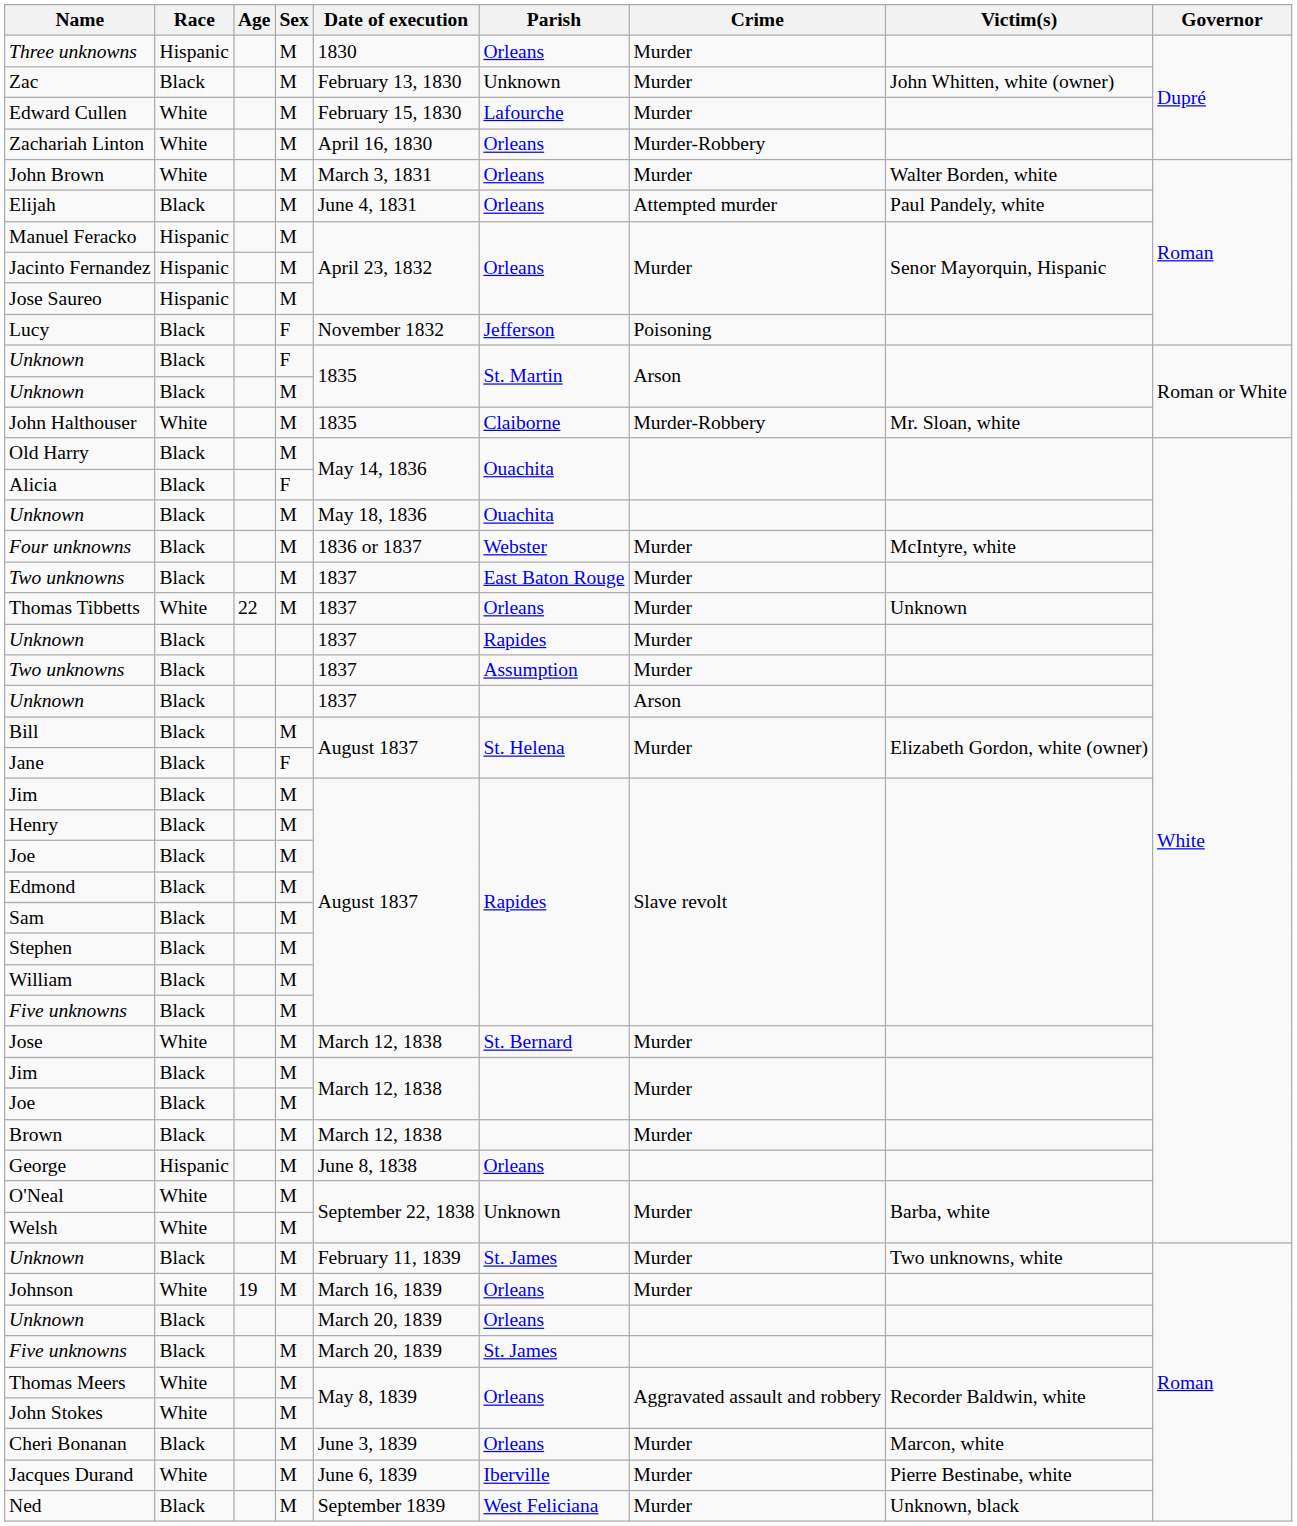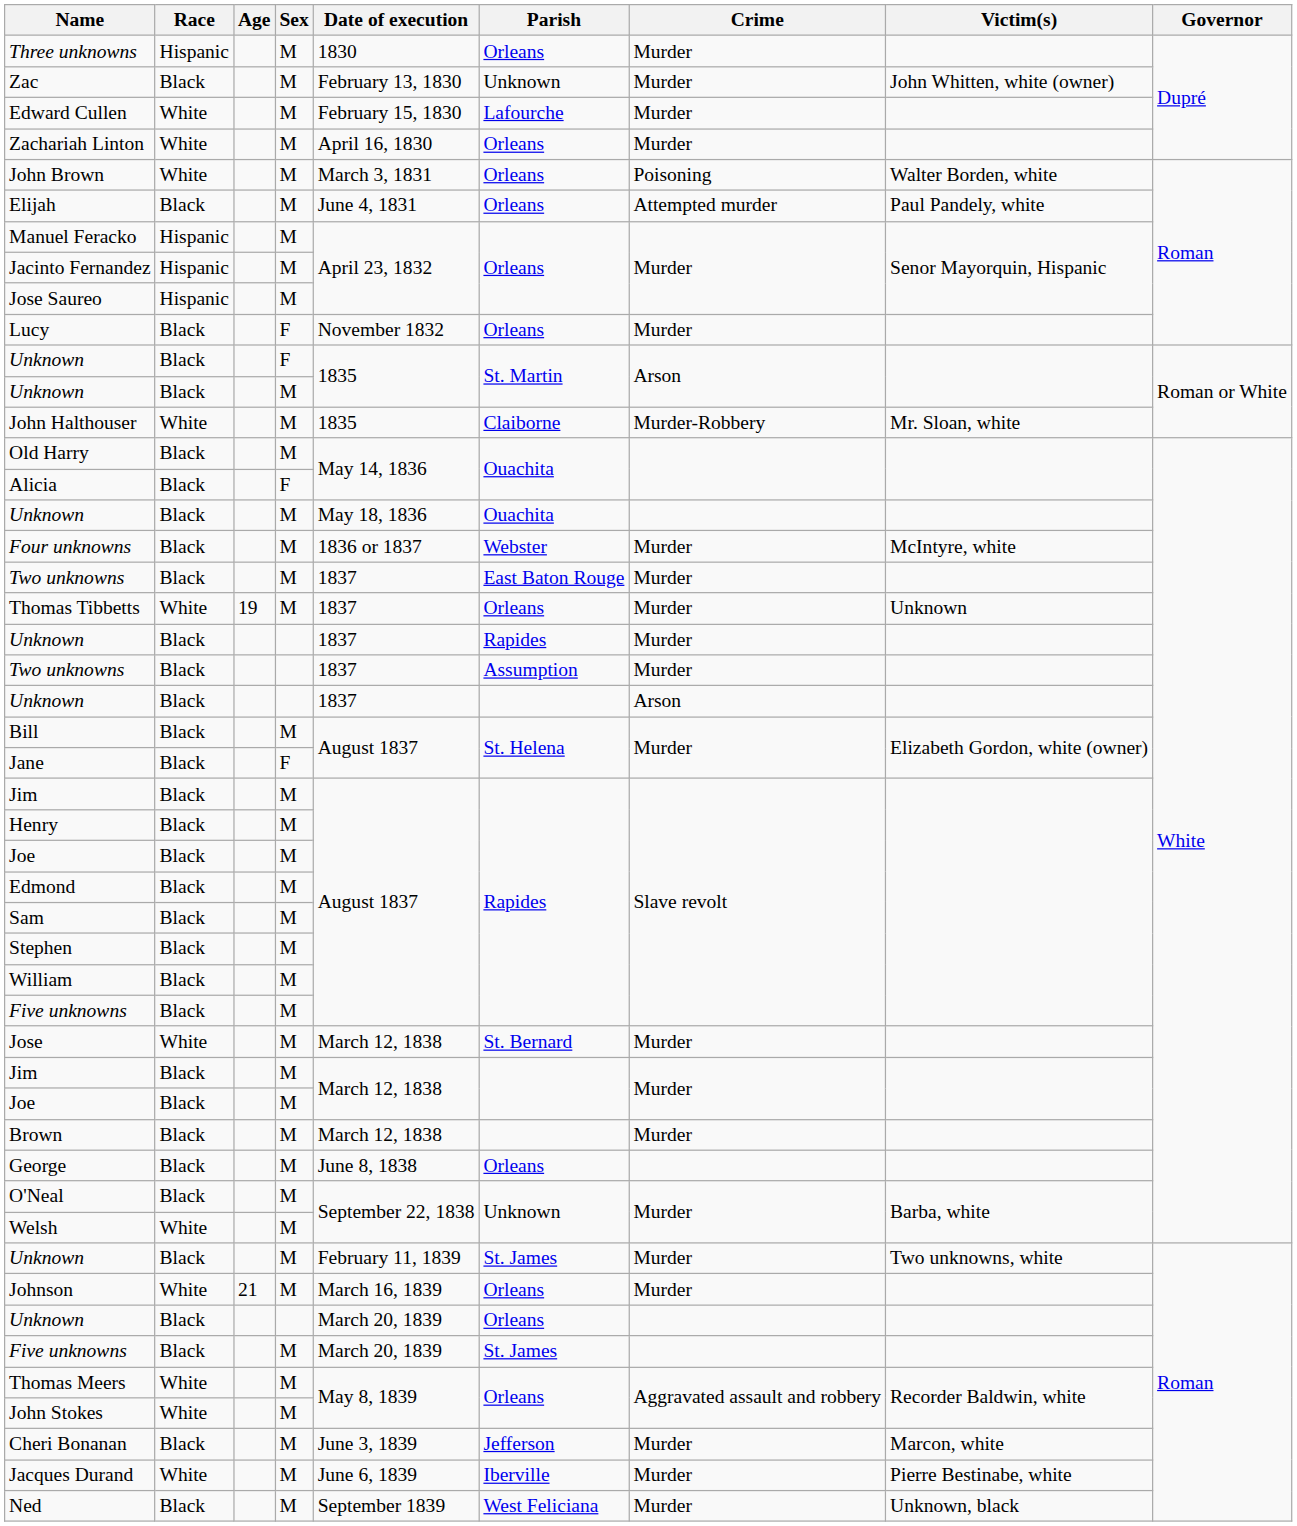(699, 143) Murder-Robbery -> (663, 143) Murder
(663, 174) Murder -> (672, 174) Poisoning
(519, 329) Jefferson -> (514, 329) Orleans
(672, 329) Poisoning -> (663, 329) Murder
(248, 608) 22 -> (248, 608) 19
(194, 1165) Hispanic -> (182, 1165) Black
(183, 1196) White -> (182, 1196) Black
(248, 1289) 19 -> (248, 1289) 21
(514, 1444) Orleans -> (519, 1444) Jefferson
